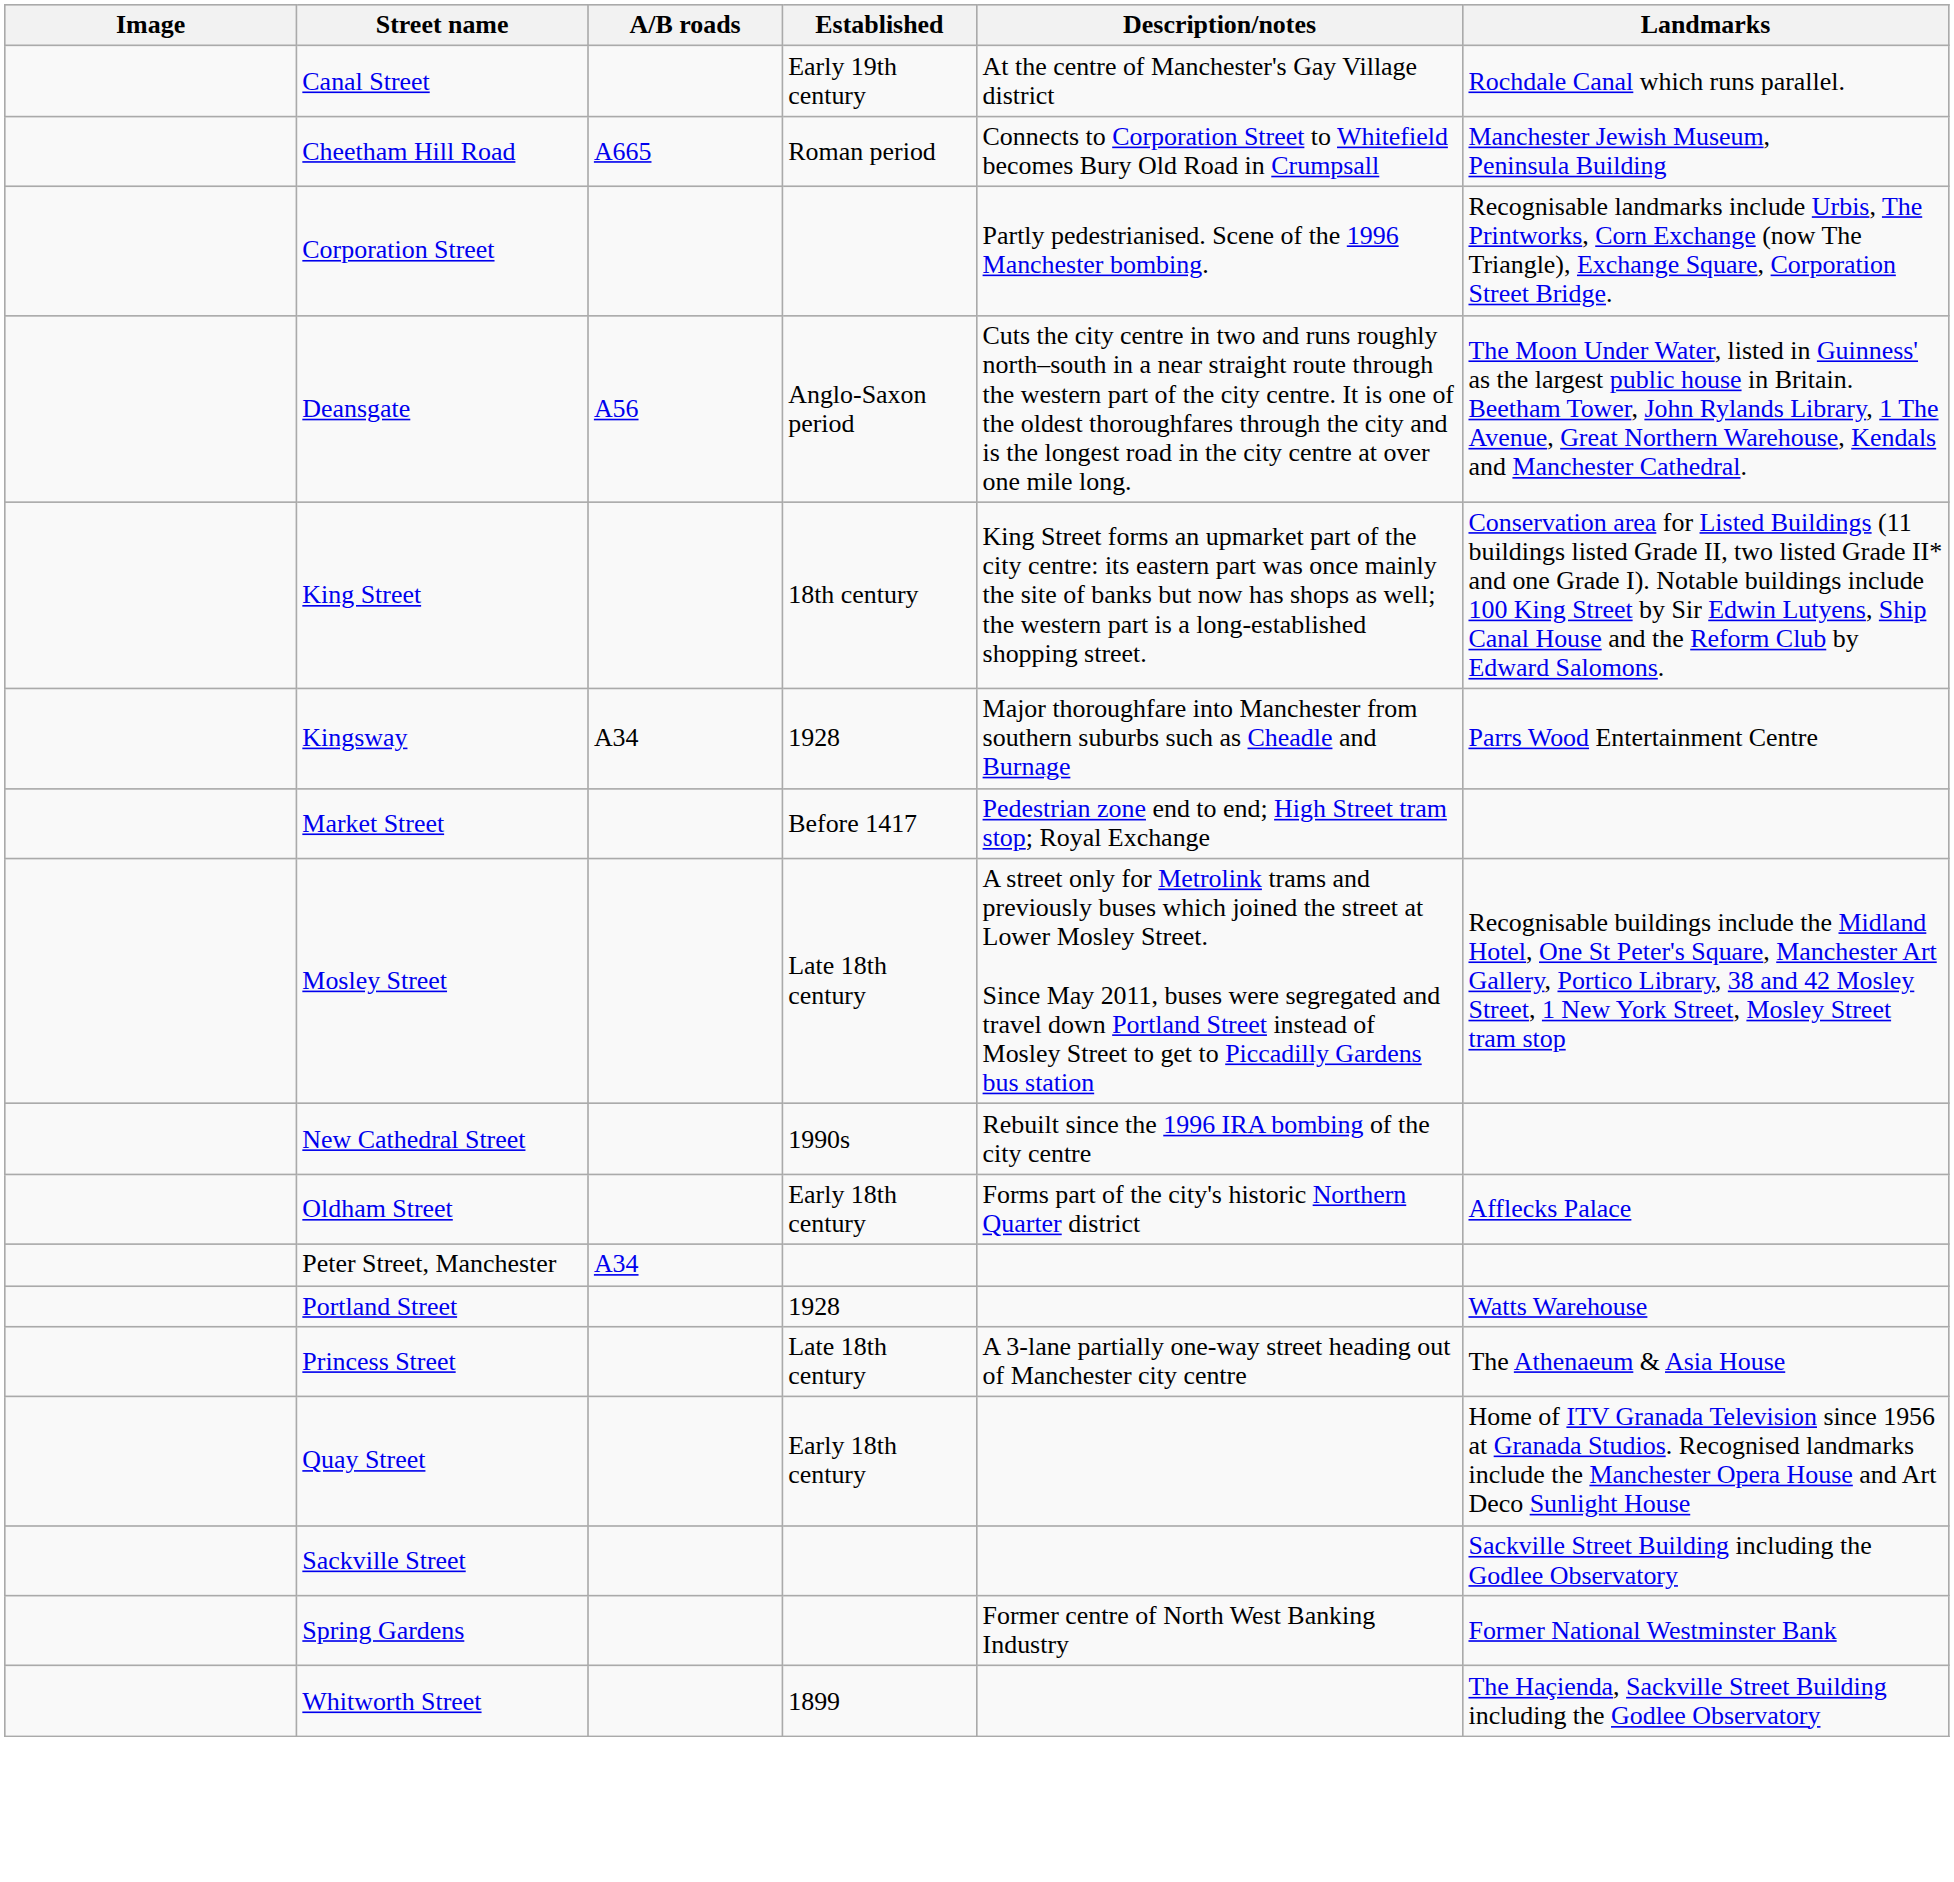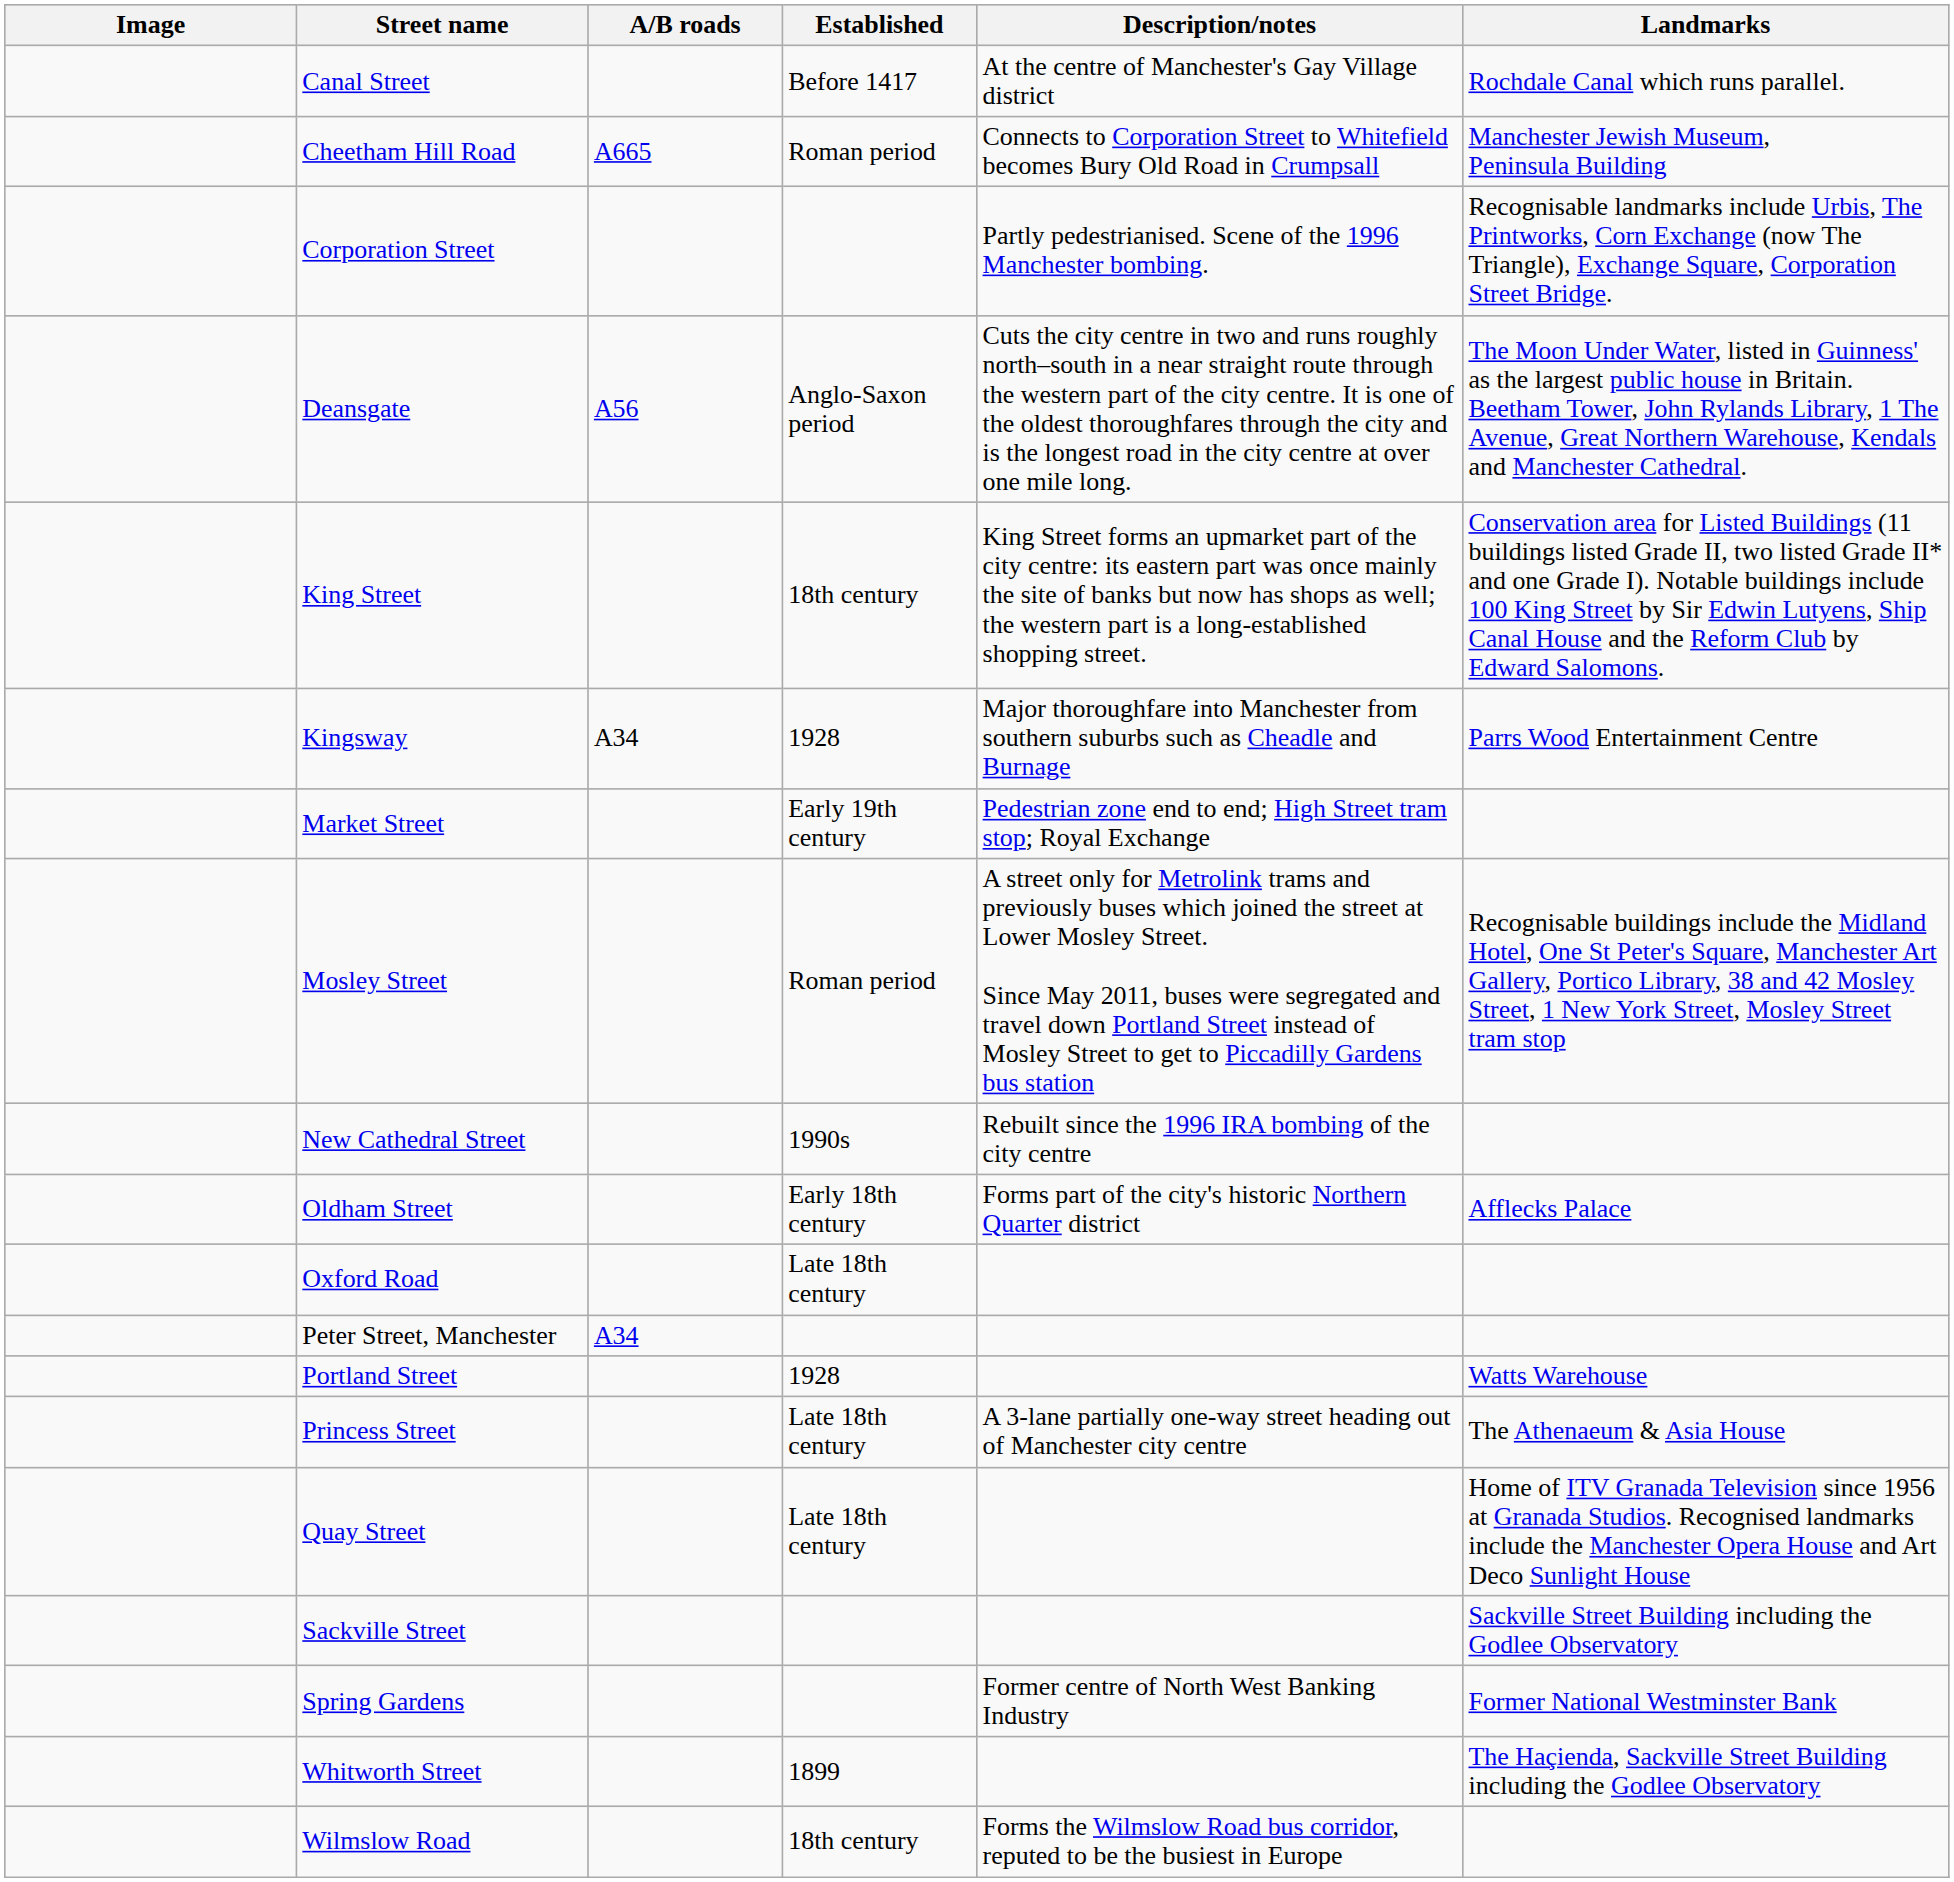(843, 80) Early 19th century -> (853, 80) Before 1417
(853, 823) Before 1417 -> (843, 823) Early 19th century
(838, 980) Late 18th century -> (862, 980) Roman period
+ row: (370, 1279)
(843, 1460) Early 18th century -> (838, 1531) Late 18th century
+ row: (386, 1841)
